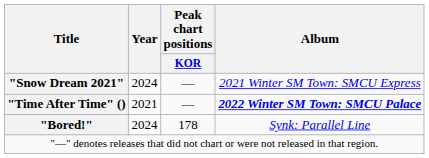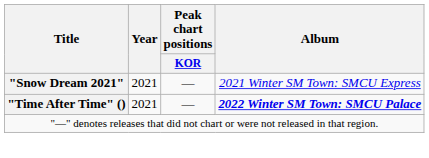(144, 83) 2024 -> (144, 83) 2021
- row: (66, 124)
